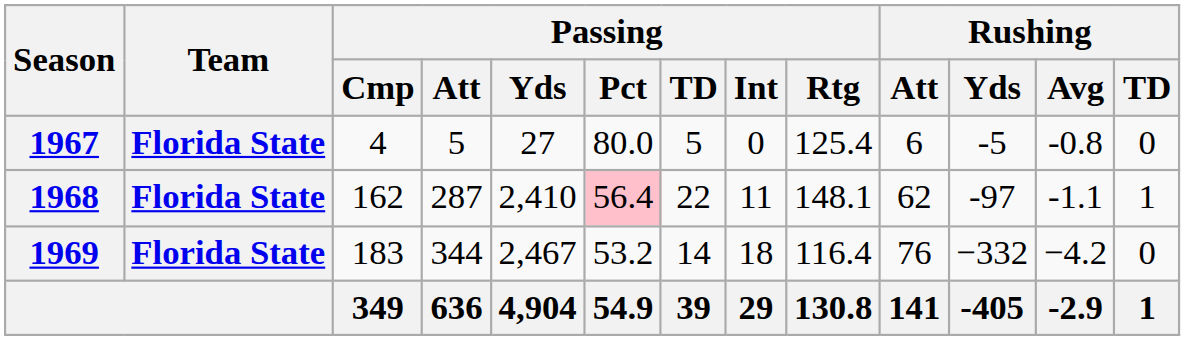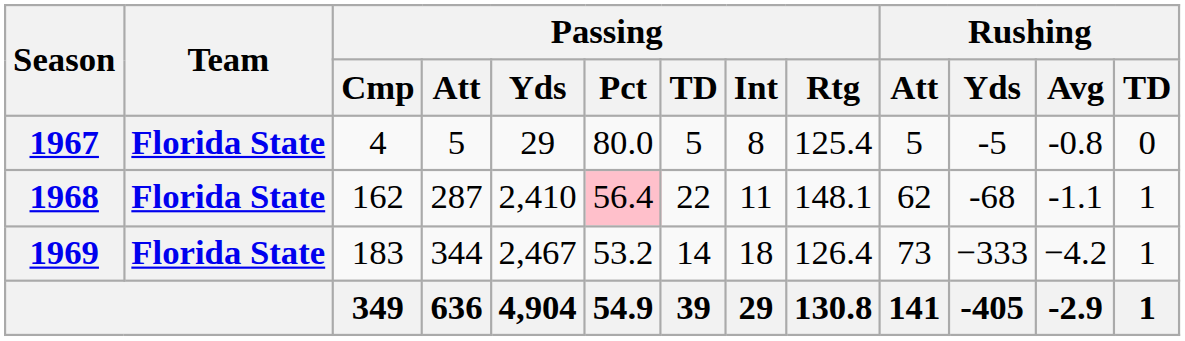(538, 142) 27 -> (538, 142) 29
(756, 142) 0 -> (756, 142) 8
(914, 142) 6 -> (914, 142) 5
(992, 197) -97 -> (992, 197) -68
(833, 252) 116.4 -> (833, 252) 126.4
(914, 252) 76 -> (914, 252) 73
(992, 252) −332 -> (992, 252) −333
(1147, 252) 0 -> (1147, 252) 1
